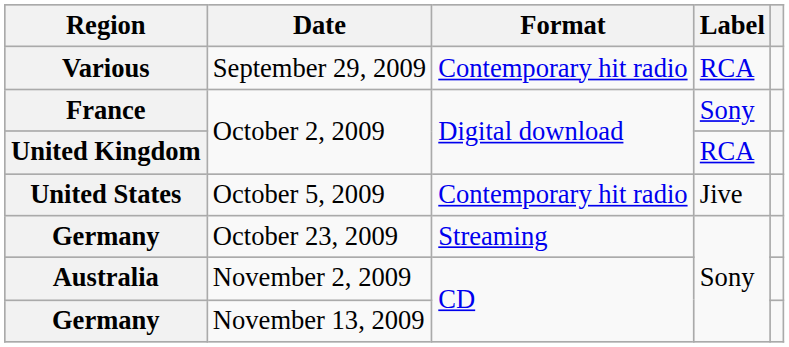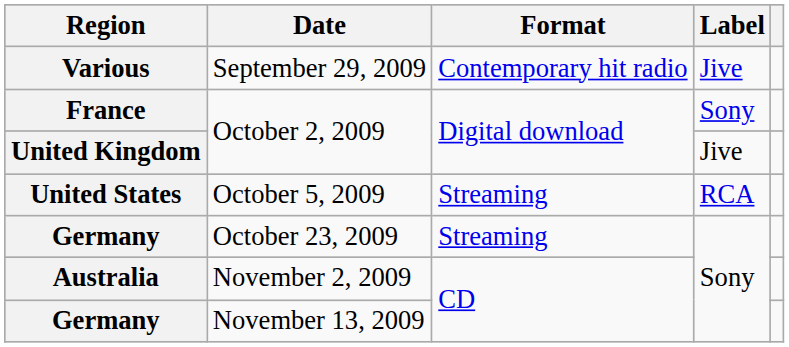(727, 67) RCA -> (721, 67) Jive
(727, 151) RCA -> (721, 151) Jive
(563, 194) Contemporary hit radio -> (493, 194) Streaming
(721, 194) Jive -> (727, 194) RCA
